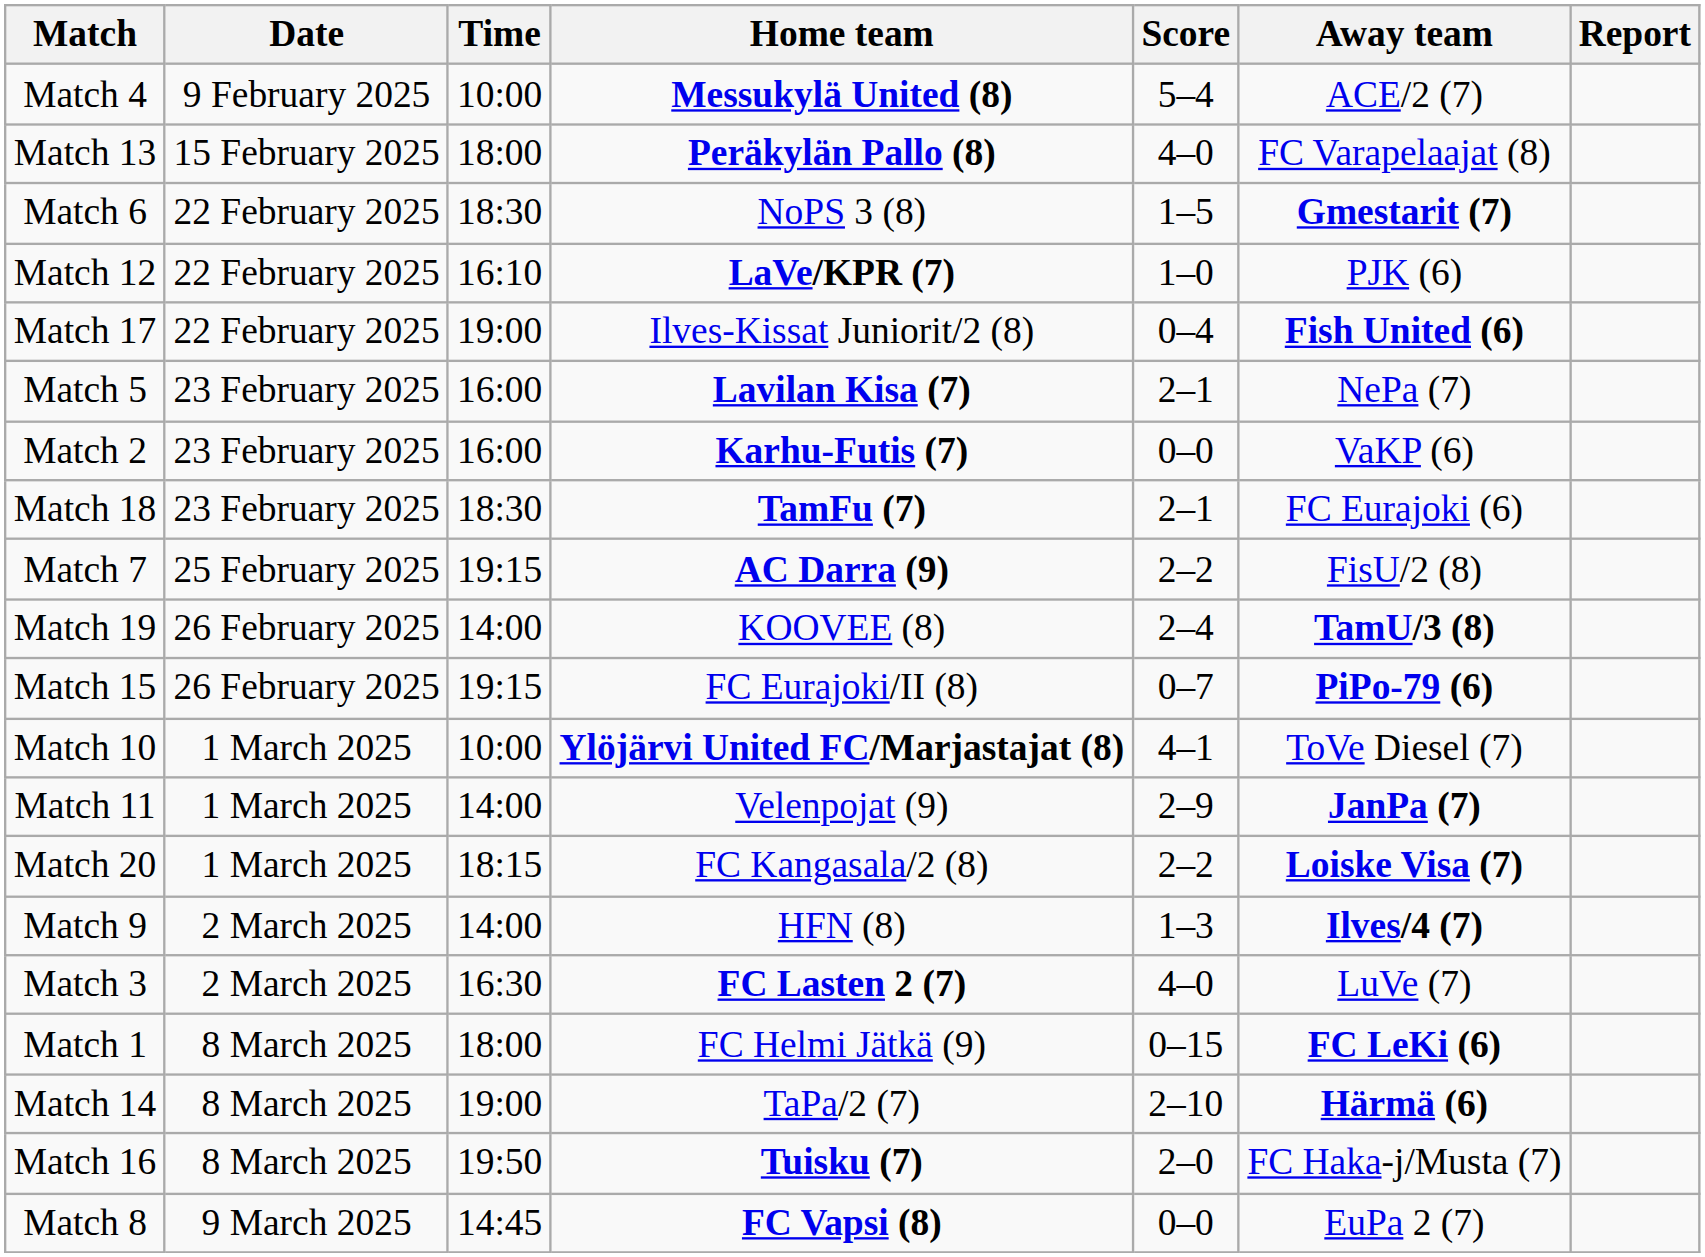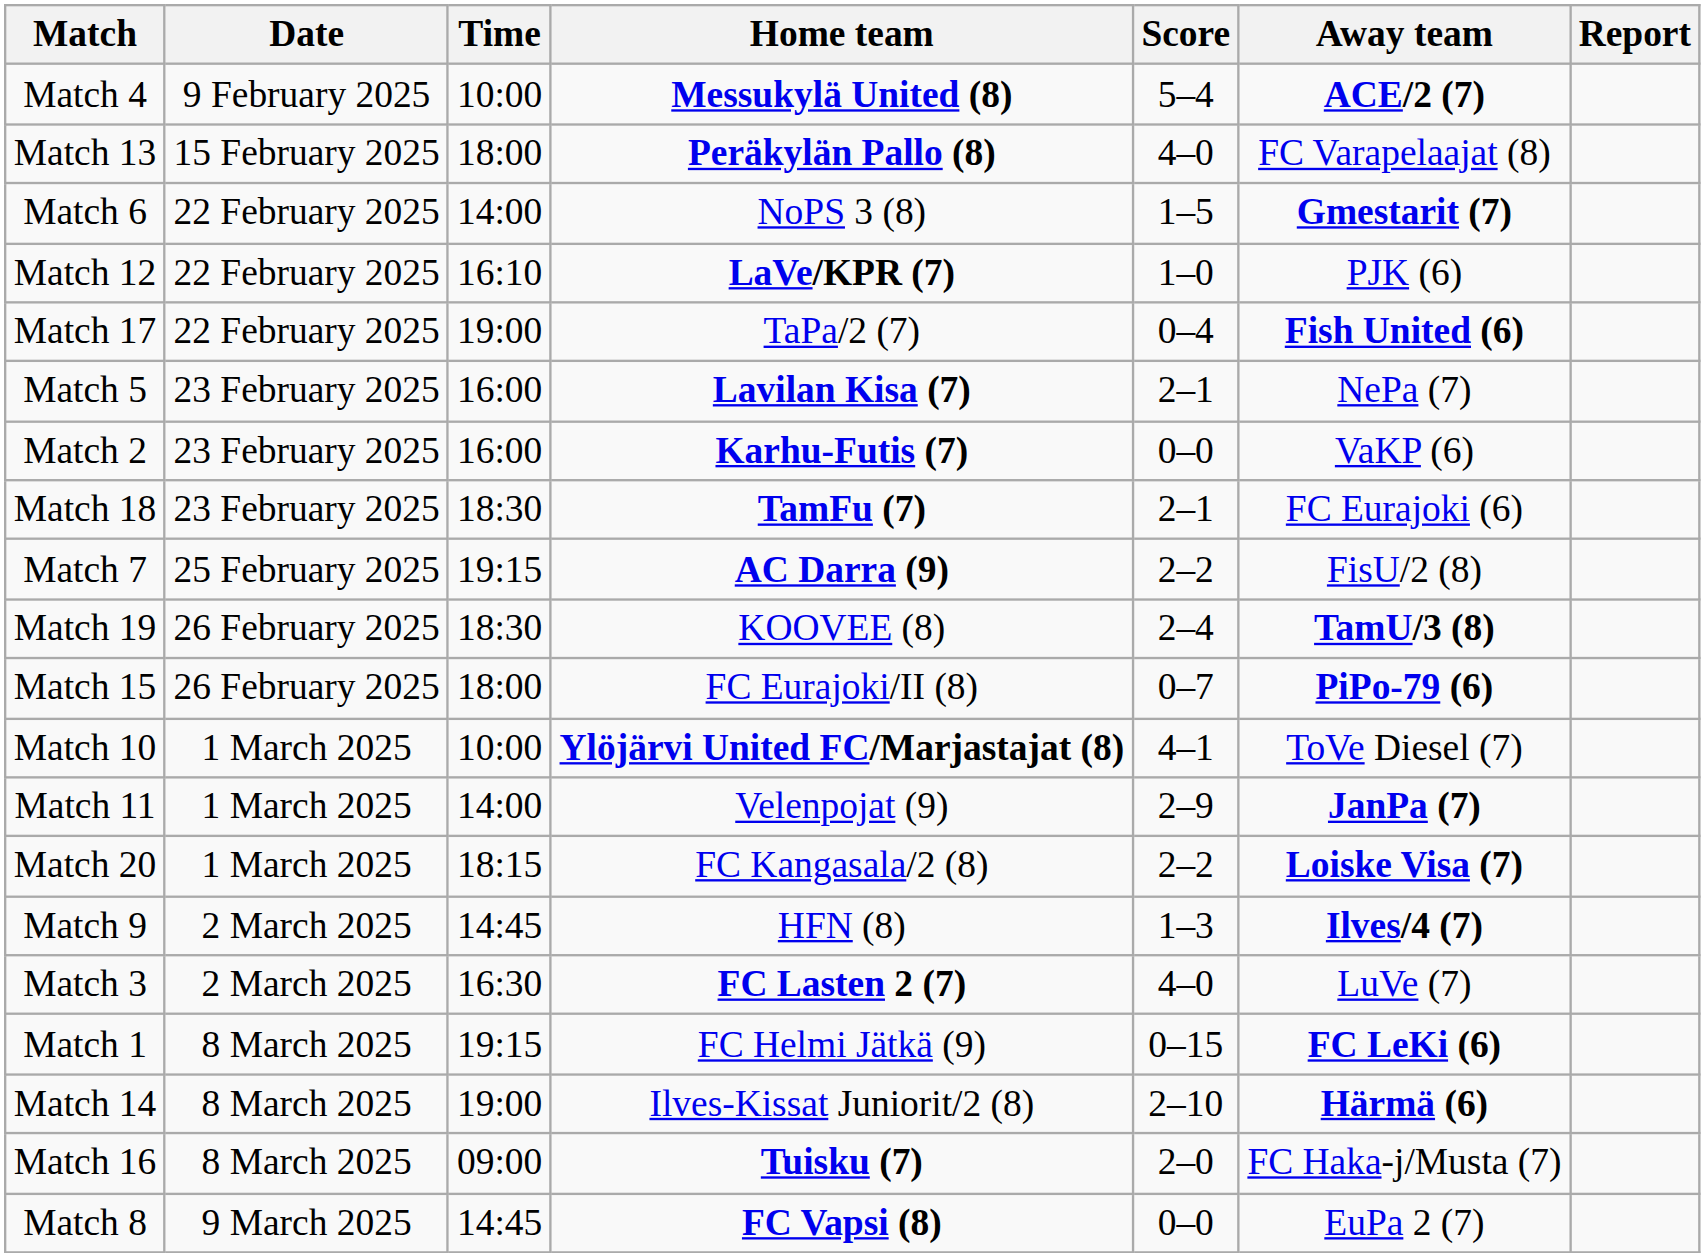(1404, 93) normal -> (1404, 93) bold
(500, 212) 18:30 -> (500, 212) 14:00
(842, 331) Ilves-Kissat Juniorit/2 (8) -> (842, 331) TaPa/2 (7)
(500, 627) 14:00 -> (500, 627) 18:30
(500, 687) 19:15 -> (500, 687) 18:00
(500, 924) 14:00 -> (500, 924) 14:45
(500, 1043) 18:00 -> (500, 1043) 19:15
(842, 1102) TaPa/2 (7) -> (842, 1102) Ilves-Kissat Juniorit/2 (8)
(500, 1162) 19:50 -> (500, 1162) 09:00
